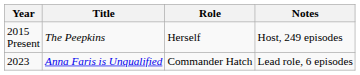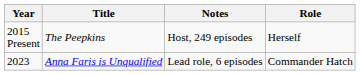columns swapped: (210, 13) <-> (305, 13)
